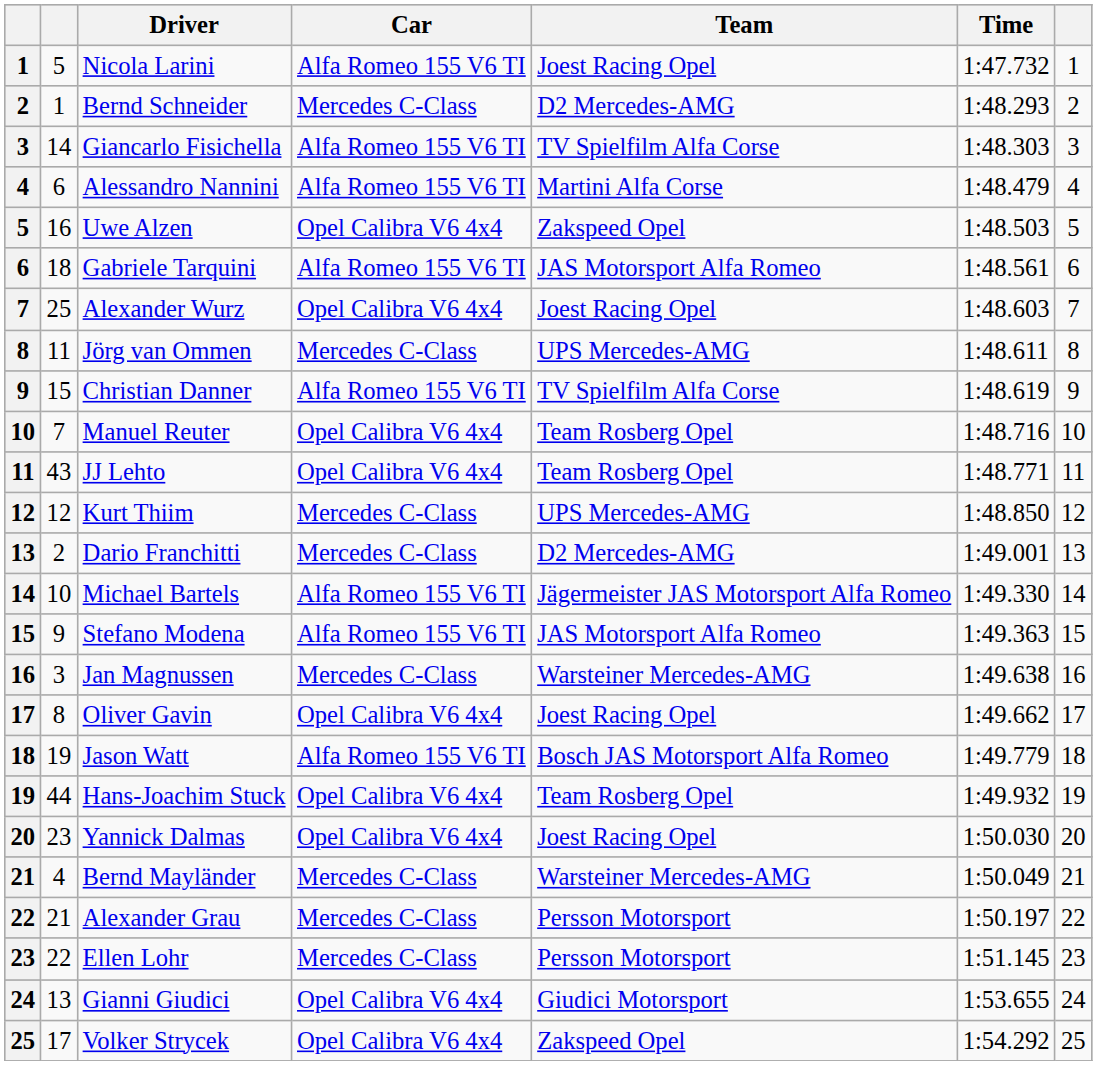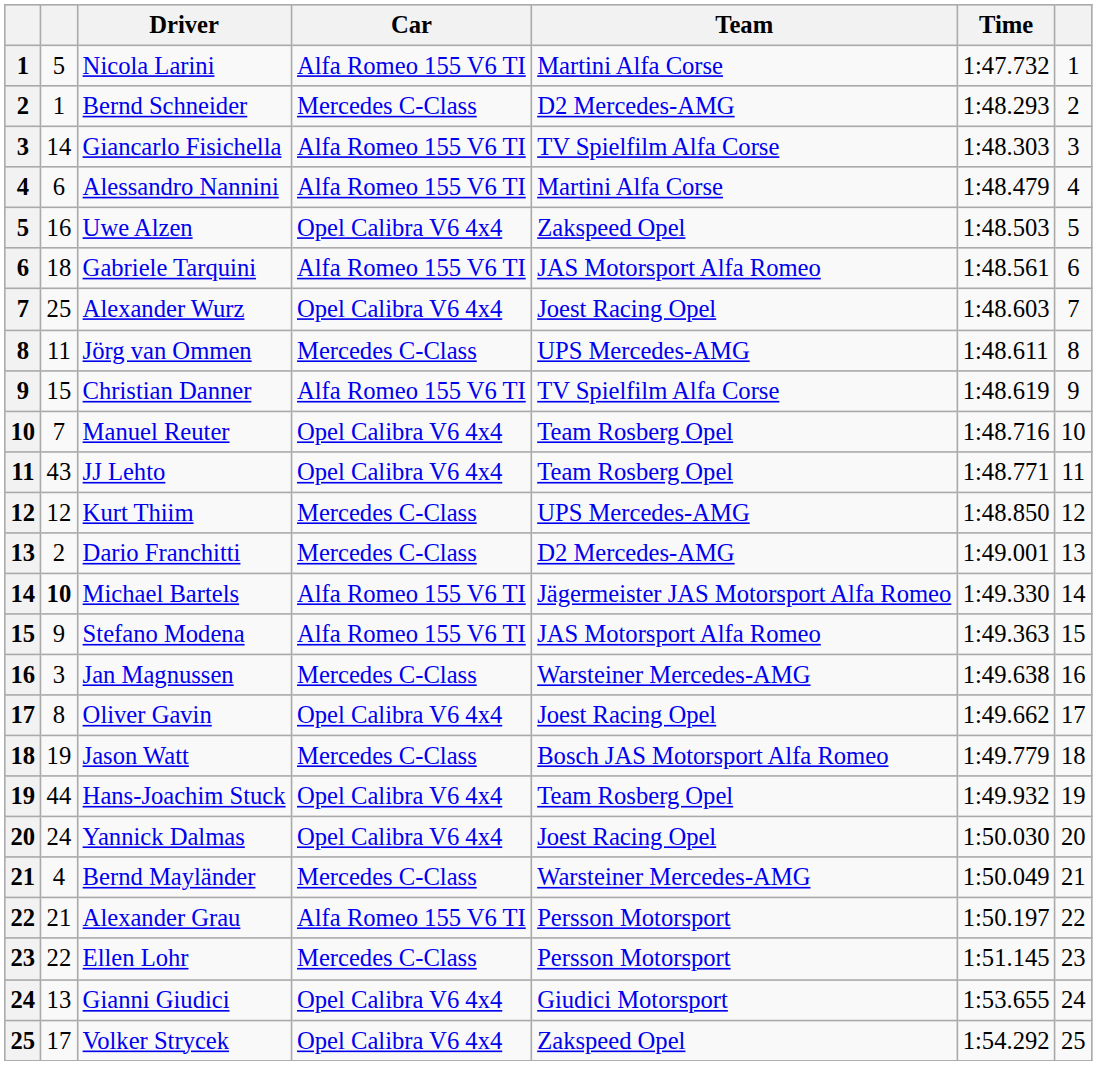(627, 65) Joest Racing Opel -> (630, 65) Martini Alfa Corse
(59, 593) normal -> (59, 593) bold
(411, 755) Alfa Romeo 155 V6 TI -> (387, 755) Mercedes C-Class
(59, 837) 23 -> (59, 837) 24
(387, 918) Mercedes C-Class -> (411, 918) Alfa Romeo 155 V6 TI
